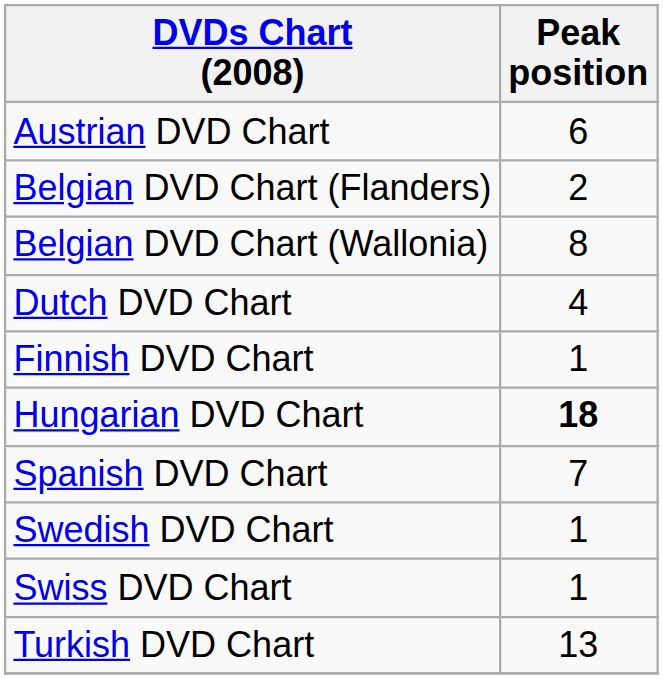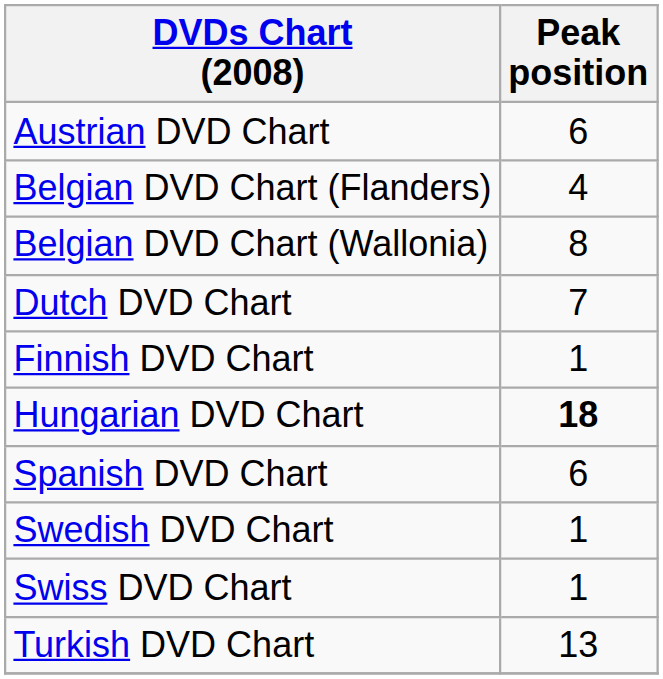(578, 187) 2 -> (578, 187) 4
(578, 301) 4 -> (578, 301) 7
(578, 473) 7 -> (578, 473) 6
